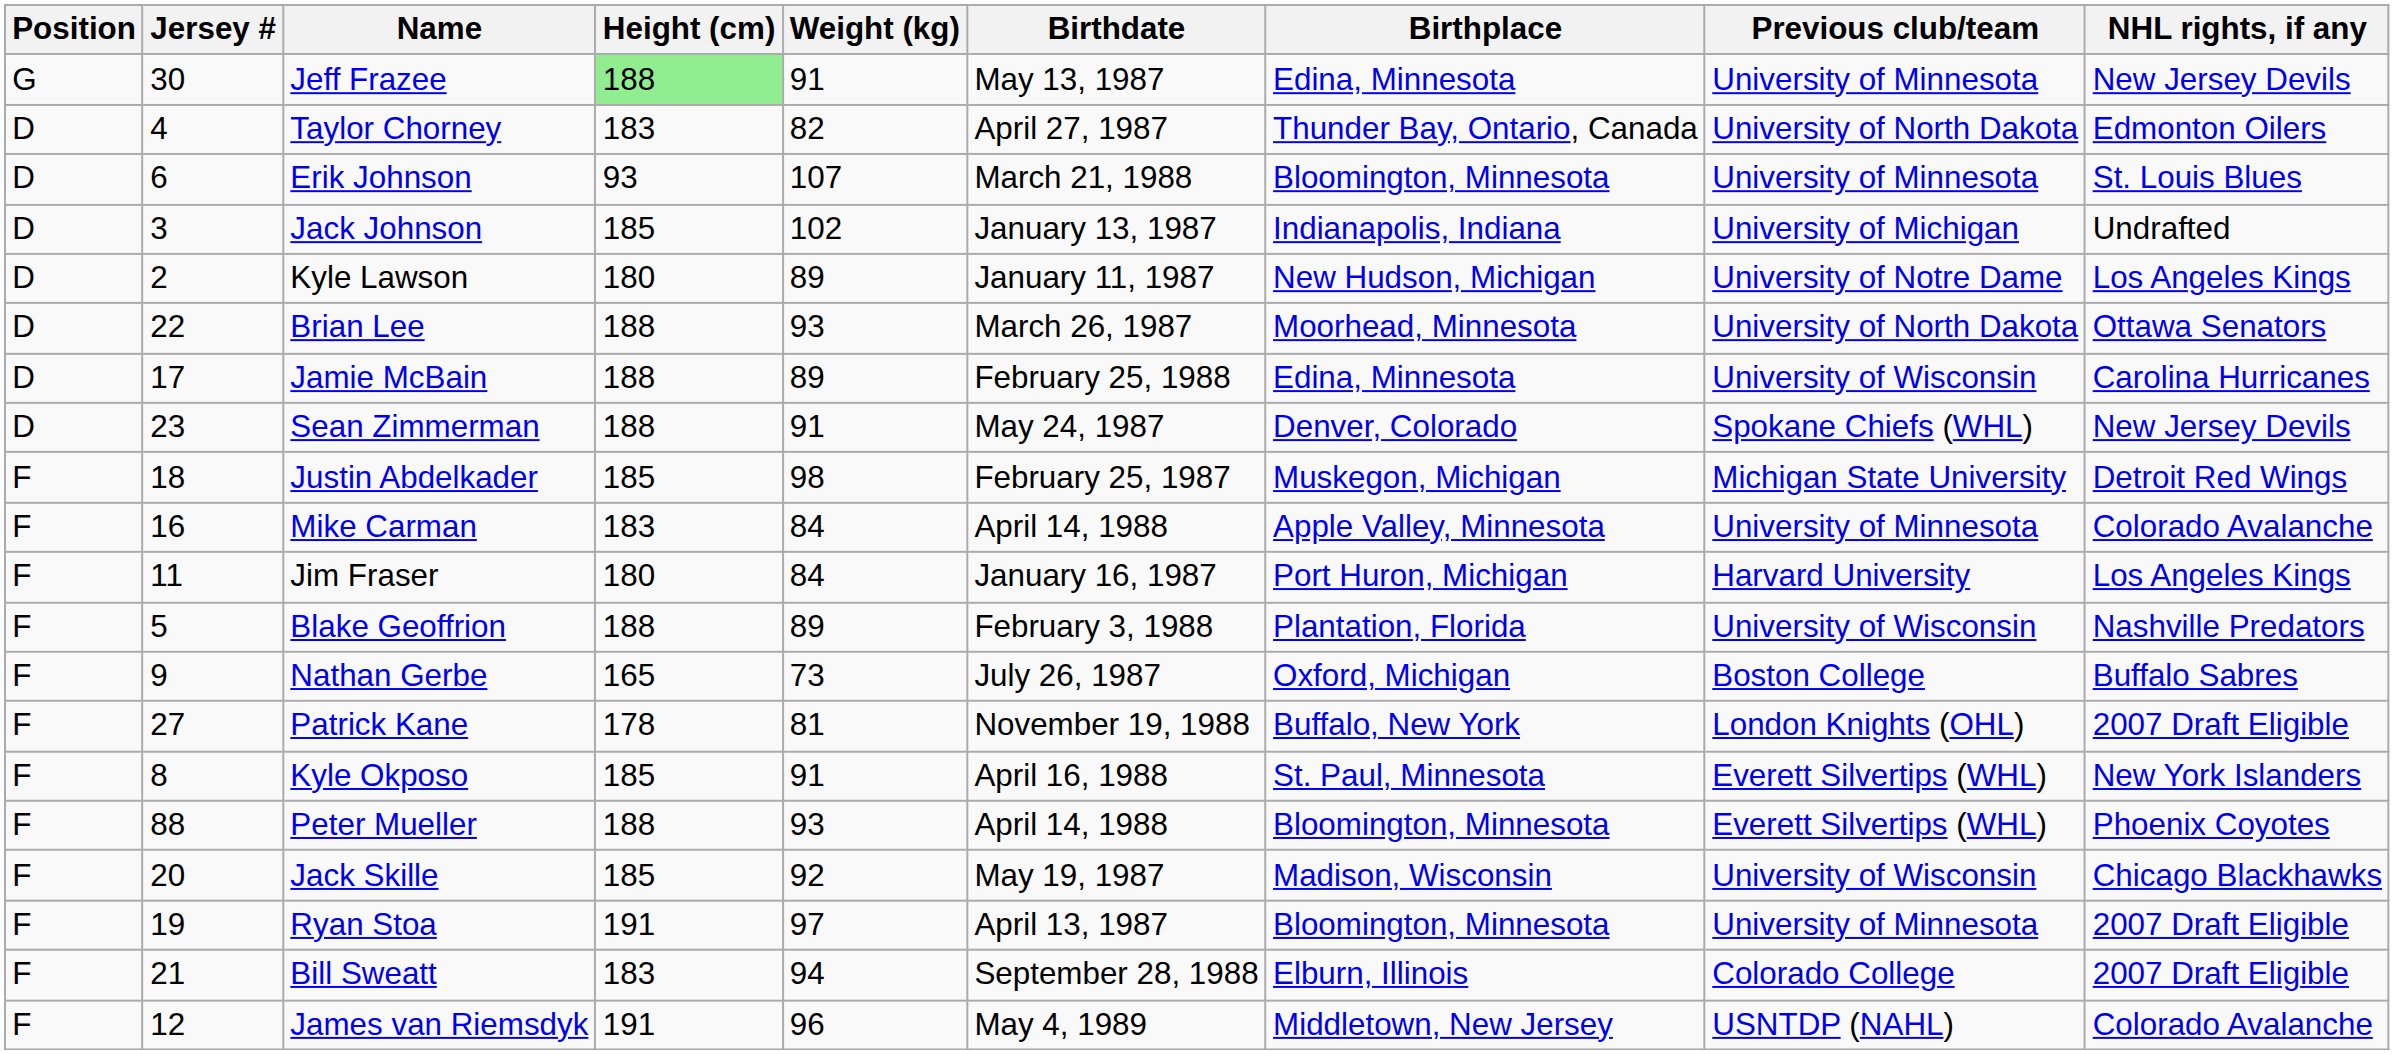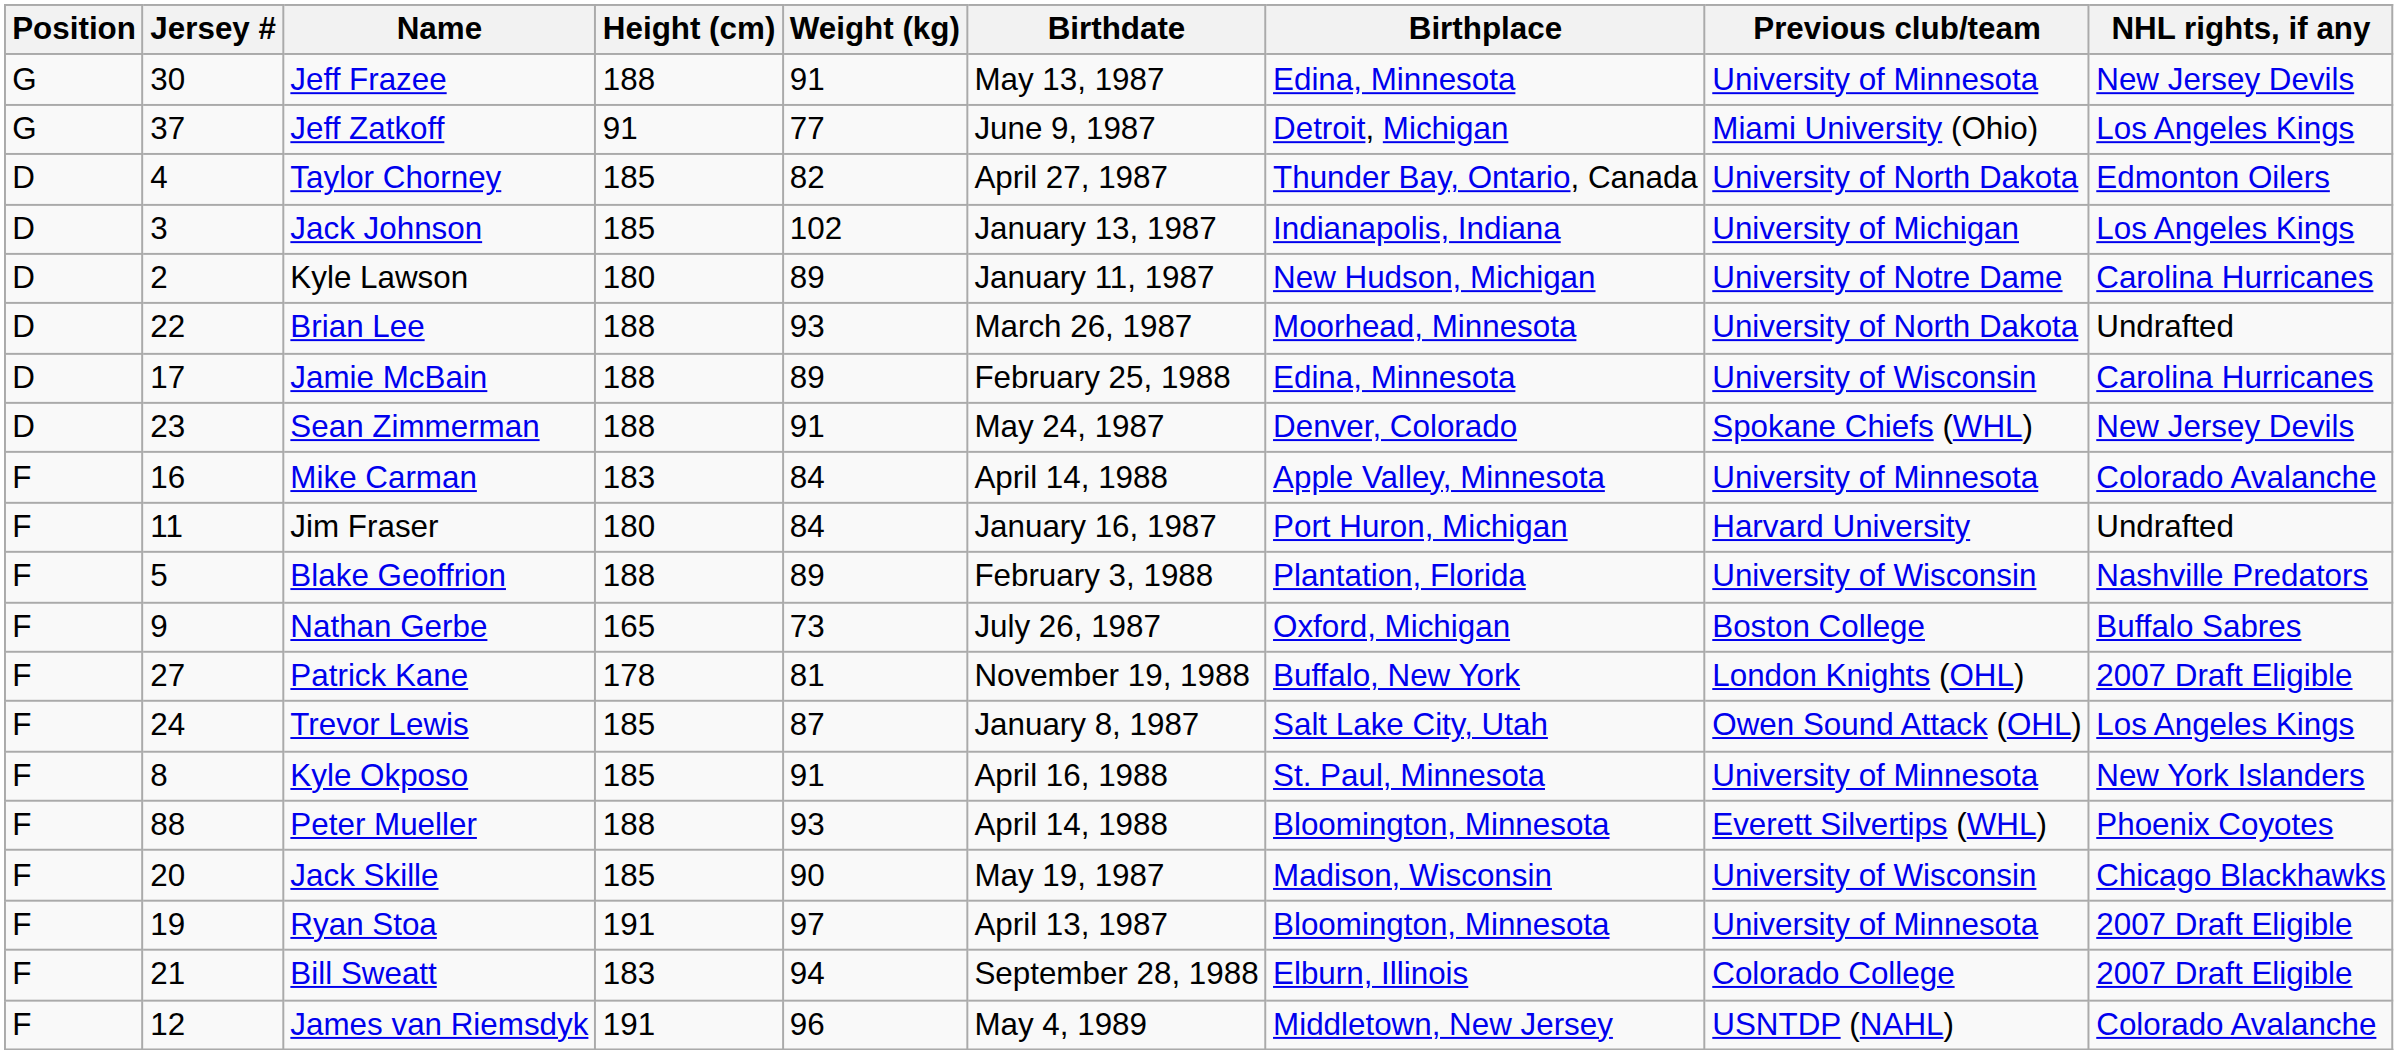(629, 79) lightgreen background -> (629, 79) no background
+ row: (367, 128)
(629, 128) 183 -> (629, 178) 185
- row: (381, 178)
(2162, 228) Undrafted -> (2225, 228) Los Angeles Kings
(2222, 278) Los Angeles Kings -> (2235, 278) Carolina Hurricanes
(2210, 327) Ottawa Senators -> (2165, 327) Undrafted
- row: (414, 476)
(2222, 576) Los Angeles Kings -> (2165, 526) Undrafted
+ row: (380, 725)
(1880, 775) Everett Silvertips (WHL) -> (1875, 775) University of Minnesota
(807, 874) 92 -> (807, 874) 90
